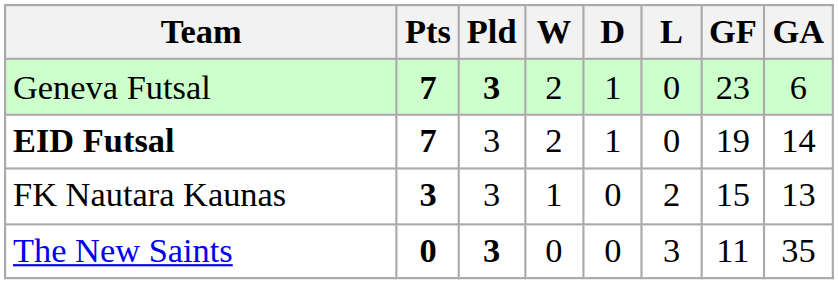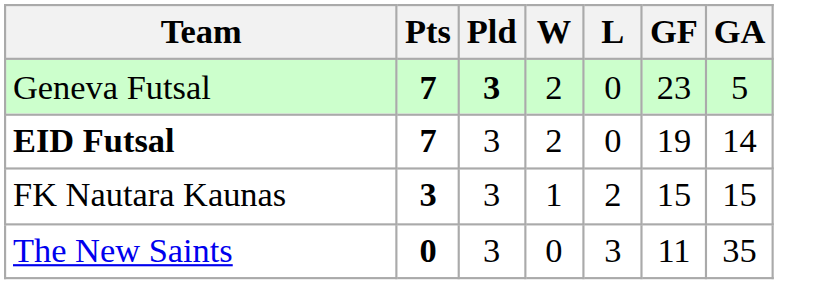- column: (613, 31)
(798, 86) 6 -> (740, 86) 5
(798, 195) 13 -> (740, 195) 15
(492, 250) bold -> (492, 250) normal
